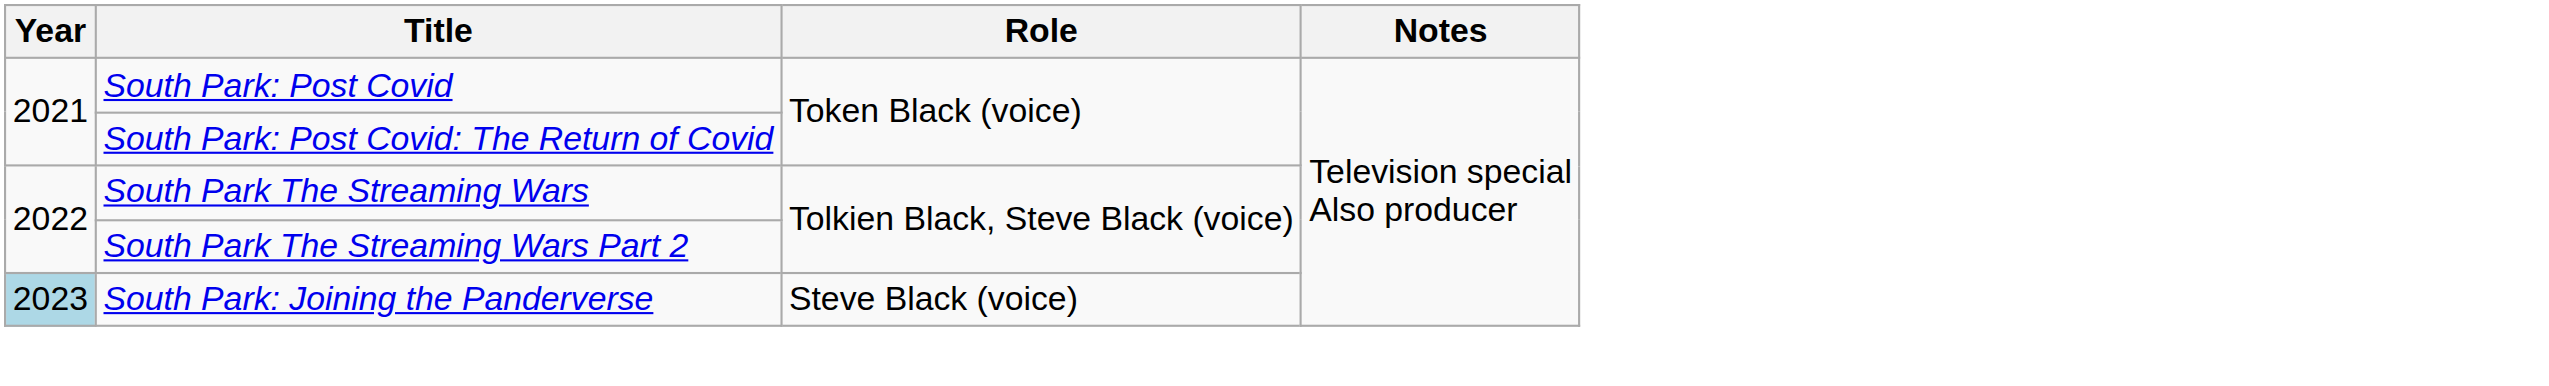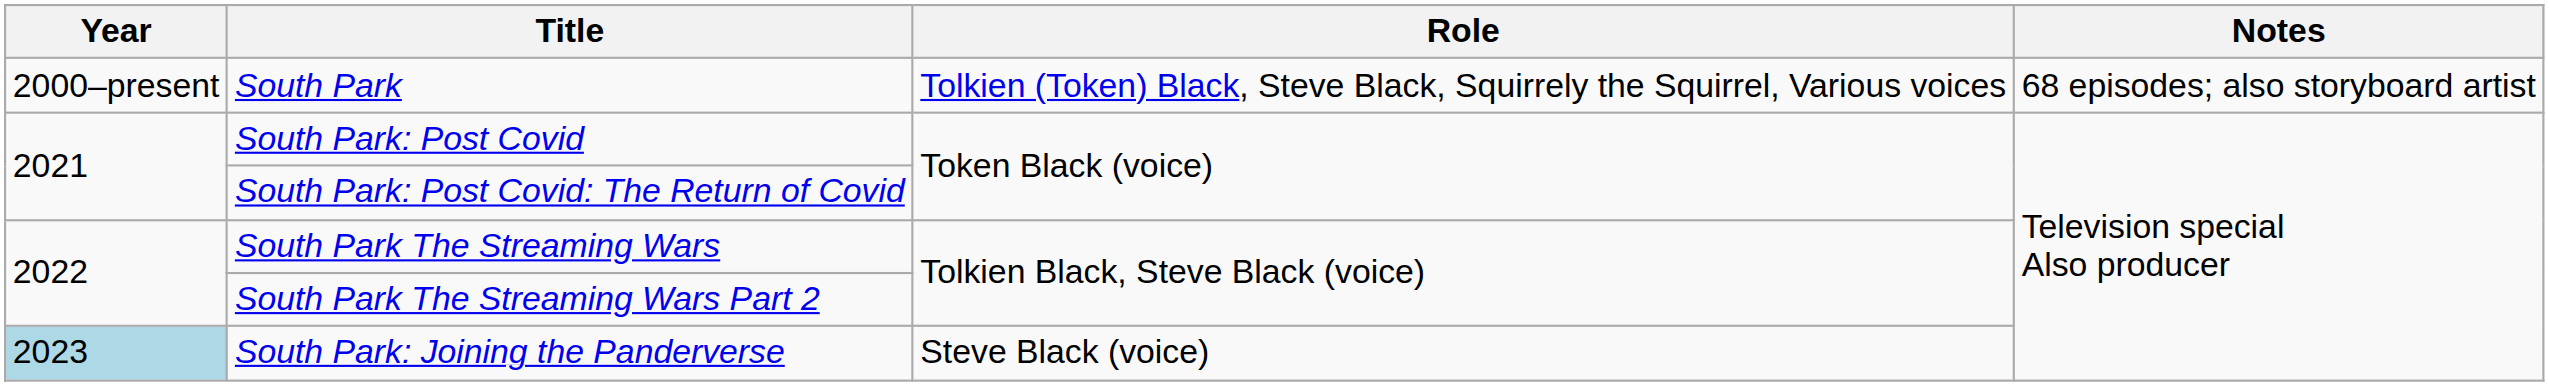+ row: (318, 84)
